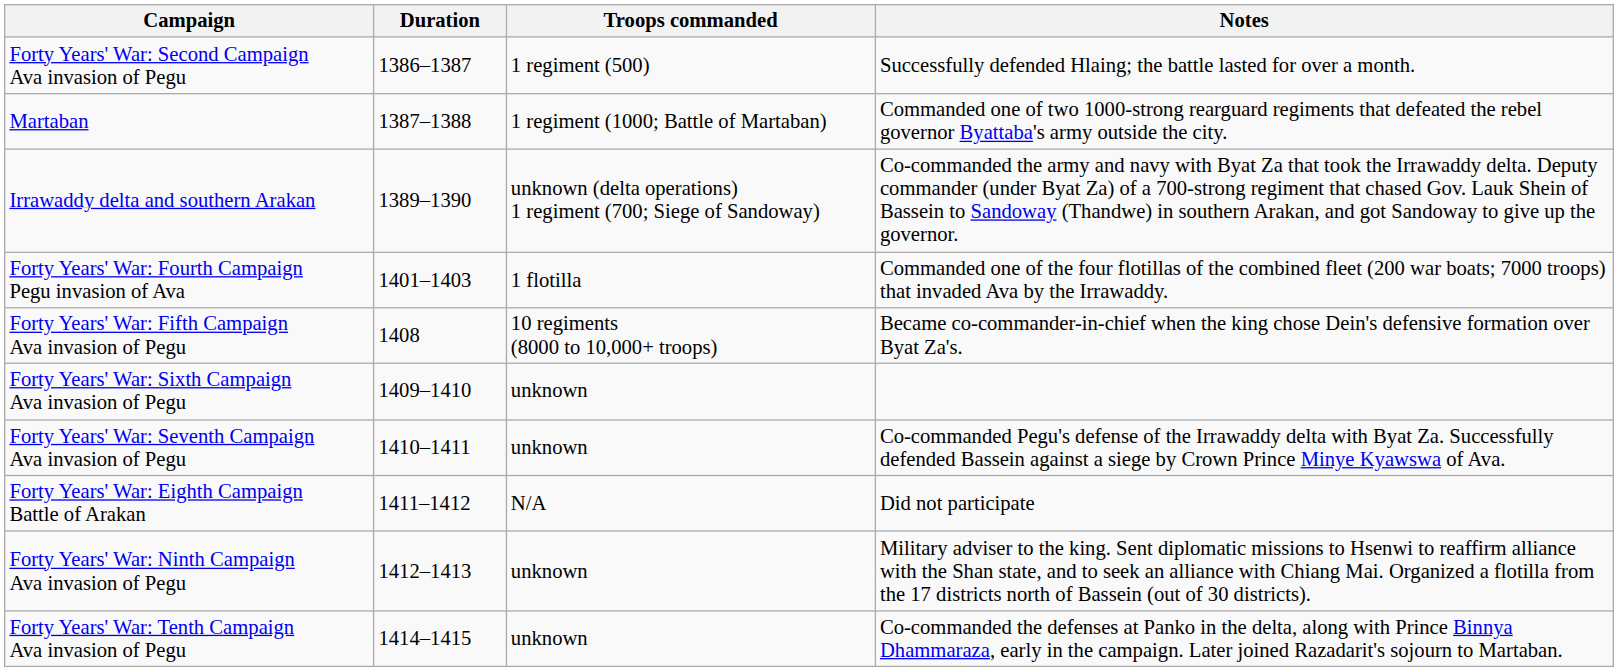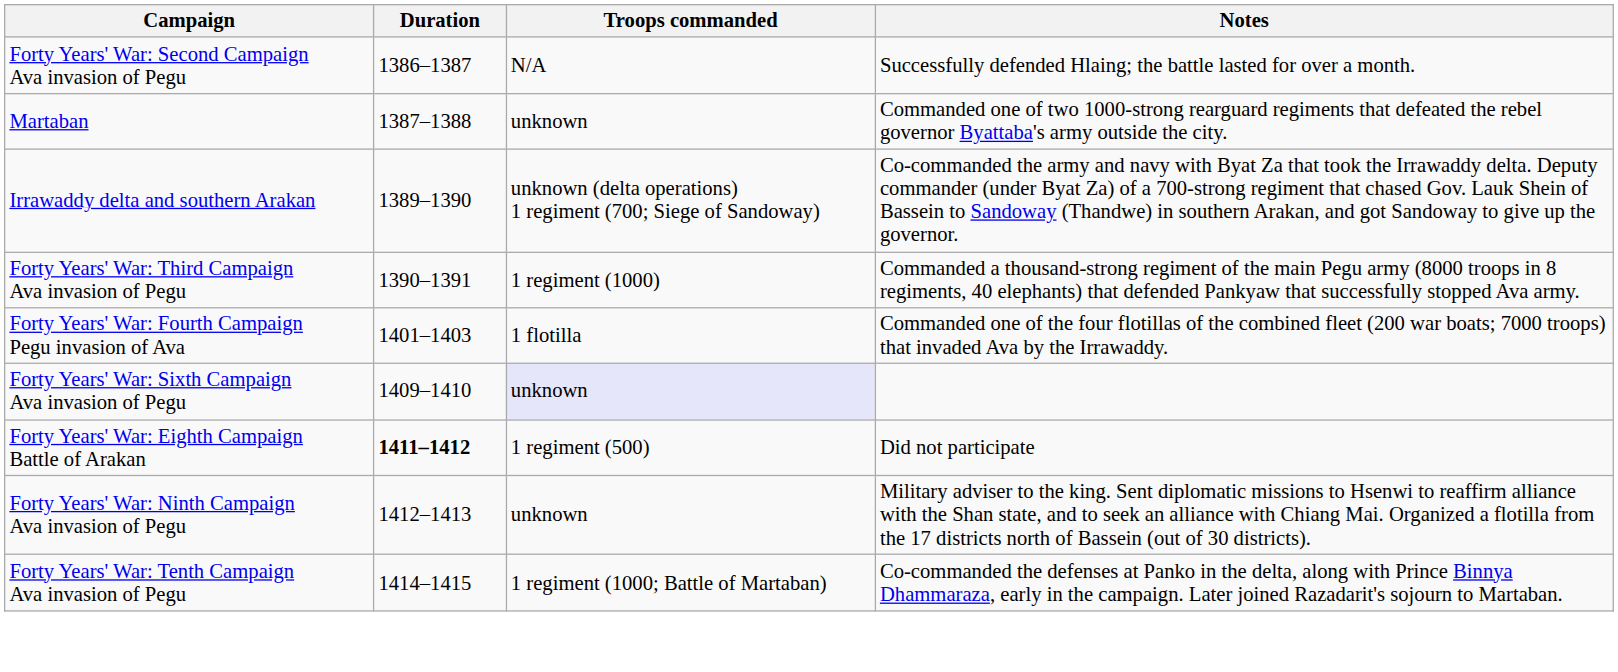(580, 65) 1 regiment (500) -> (529, 65) N/A
(669, 121) 1 regiment (1000; Battle of Martaban) -> (549, 121) unknown
+ row: (151, 279)
- row: (149, 335)
(549, 391) no background -> (549, 391) lavender background
- row: (162, 447)
(425, 503) normal -> (424, 447) bold
(529, 503) N/A -> (580, 447) 1 regiment (500)
(549, 638) unknown -> (669, 582) 1 regiment (1000; Battle of Martaban)
